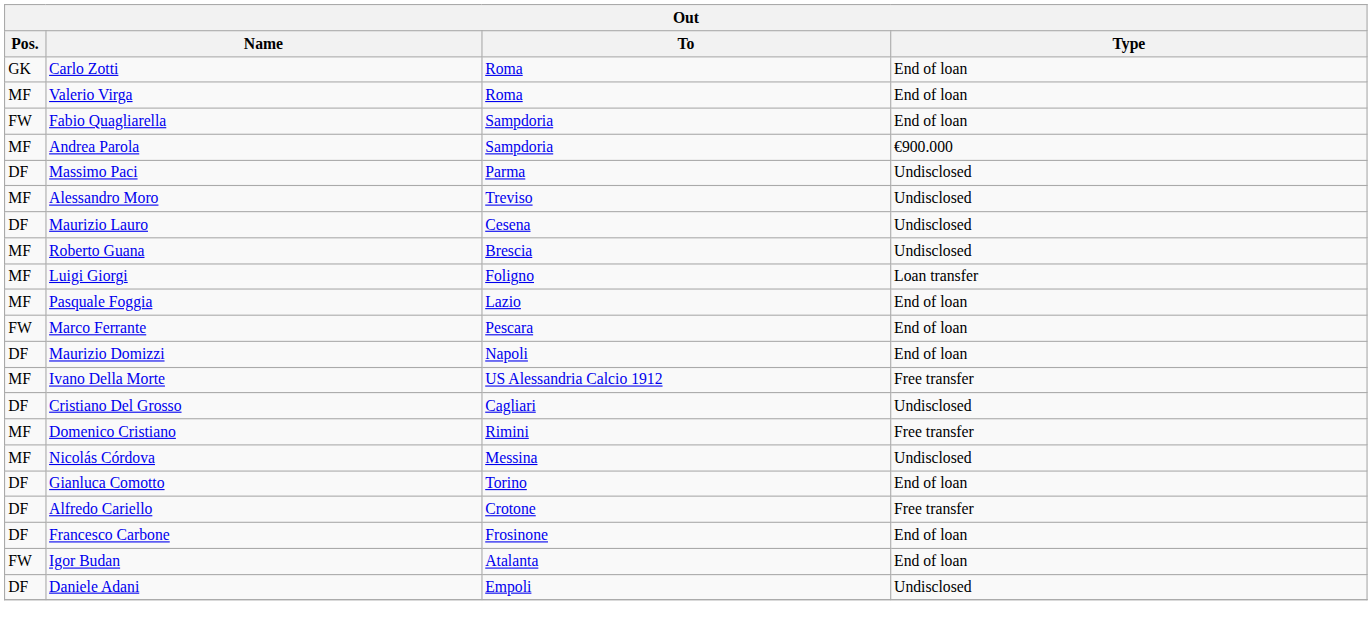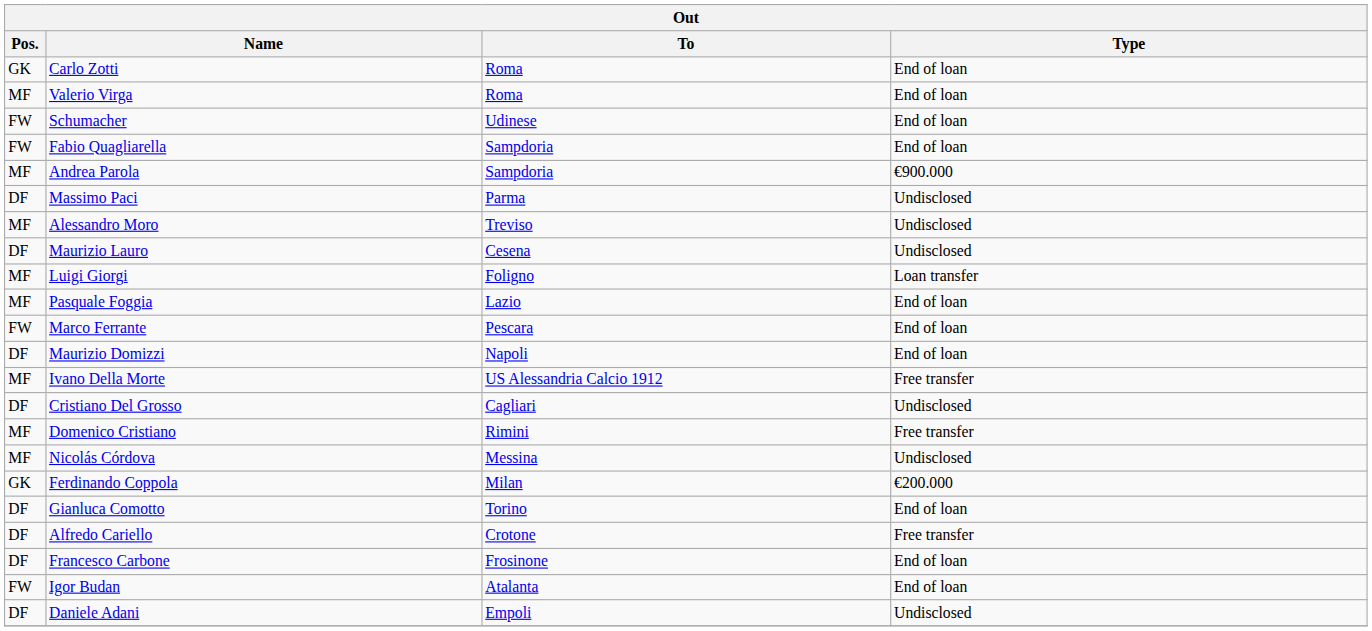+ row: (88, 121)
- row: (97, 250)
+ row: (113, 483)
